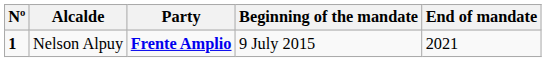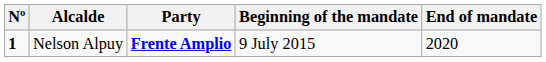(442, 43) 2021 -> (442, 43) 2020
